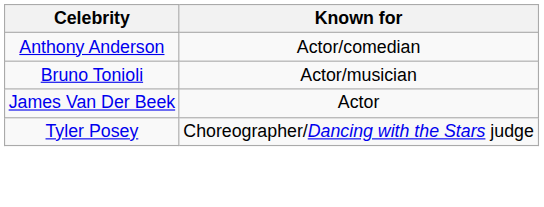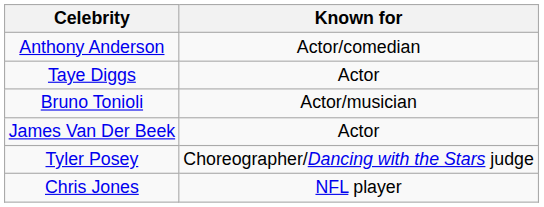+ row: (92, 74)
+ row: (92, 187)
